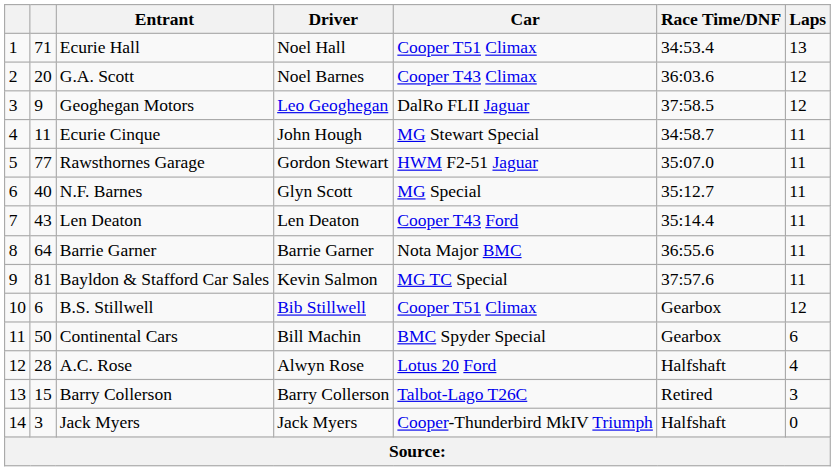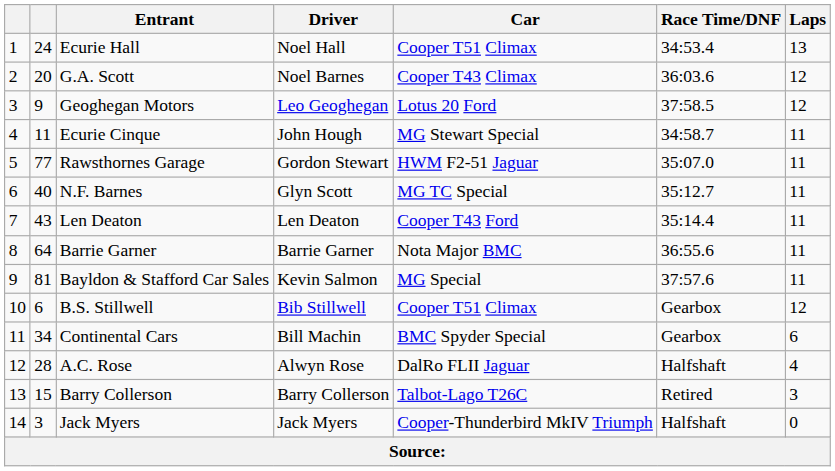(43, 47) 71 -> (43, 47) 24
(463, 105) DalRo FLII Jaguar -> (447, 105) Lotus 20 Ford
(439, 192) MG Special -> (452, 192) MG TC Special
(452, 278) MG TC Special -> (439, 278) MG Special
(43, 336) 50 -> (43, 336) 34
(447, 364) Lotus 20 Ford -> (463, 364) DalRo FLII Jaguar
